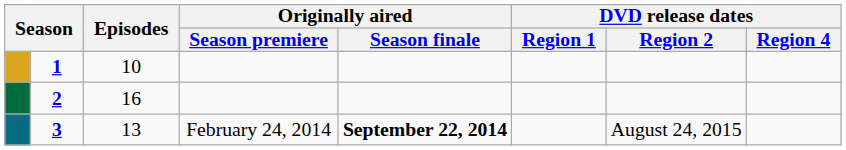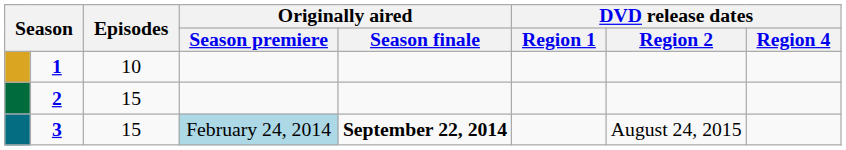(131, 98) 16 -> (131, 98) 15
(131, 129) 13 -> (131, 129) 15
(259, 129) no background -> (259, 129) lightblue background
